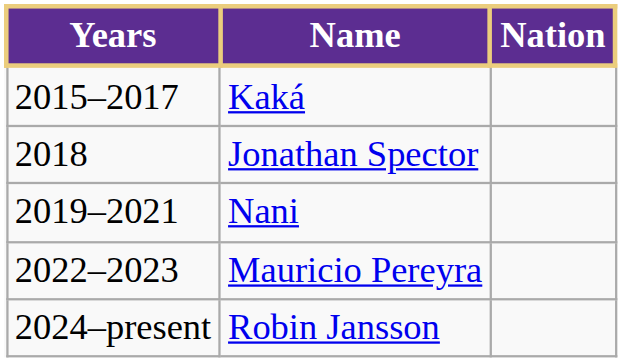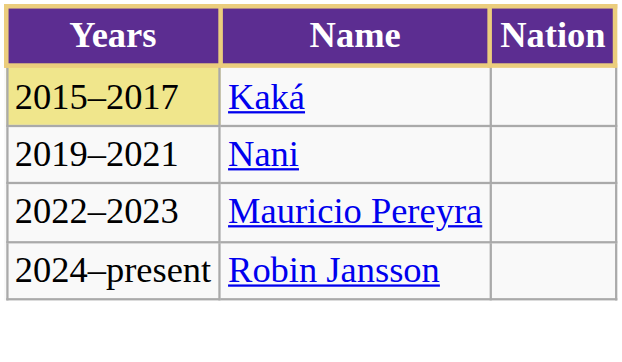(97, 95) no background -> (97, 95) khaki background
- row: (353, 153)
